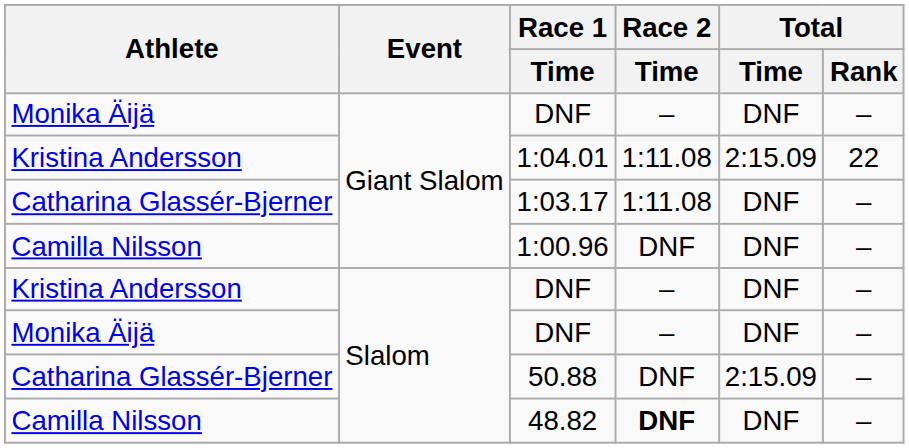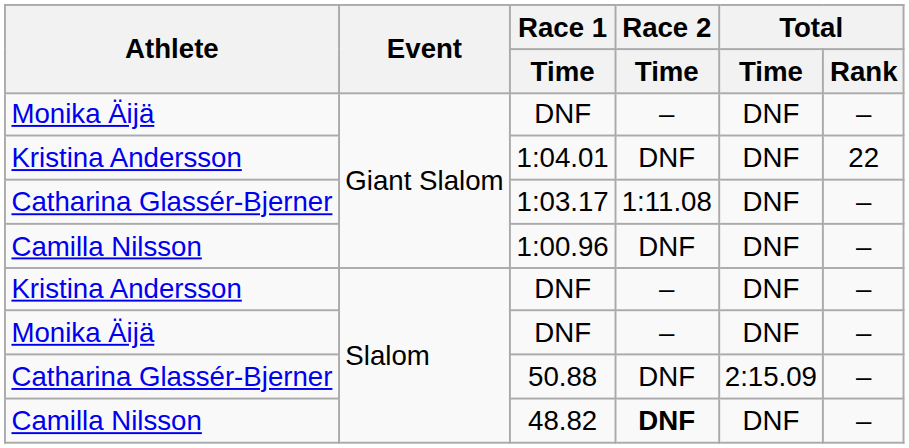(667, 158) 1:11.08 -> (667, 158) DNF
(771, 158) 2:15.09 -> (771, 158) DNF
